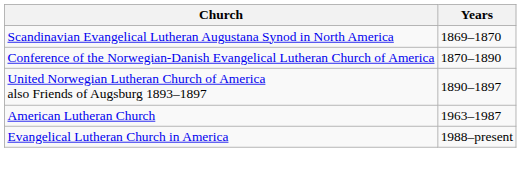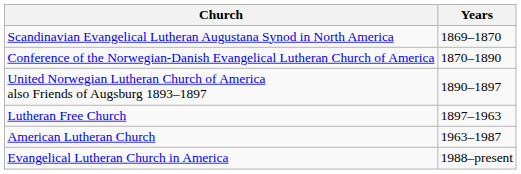+ row: (67, 115)
